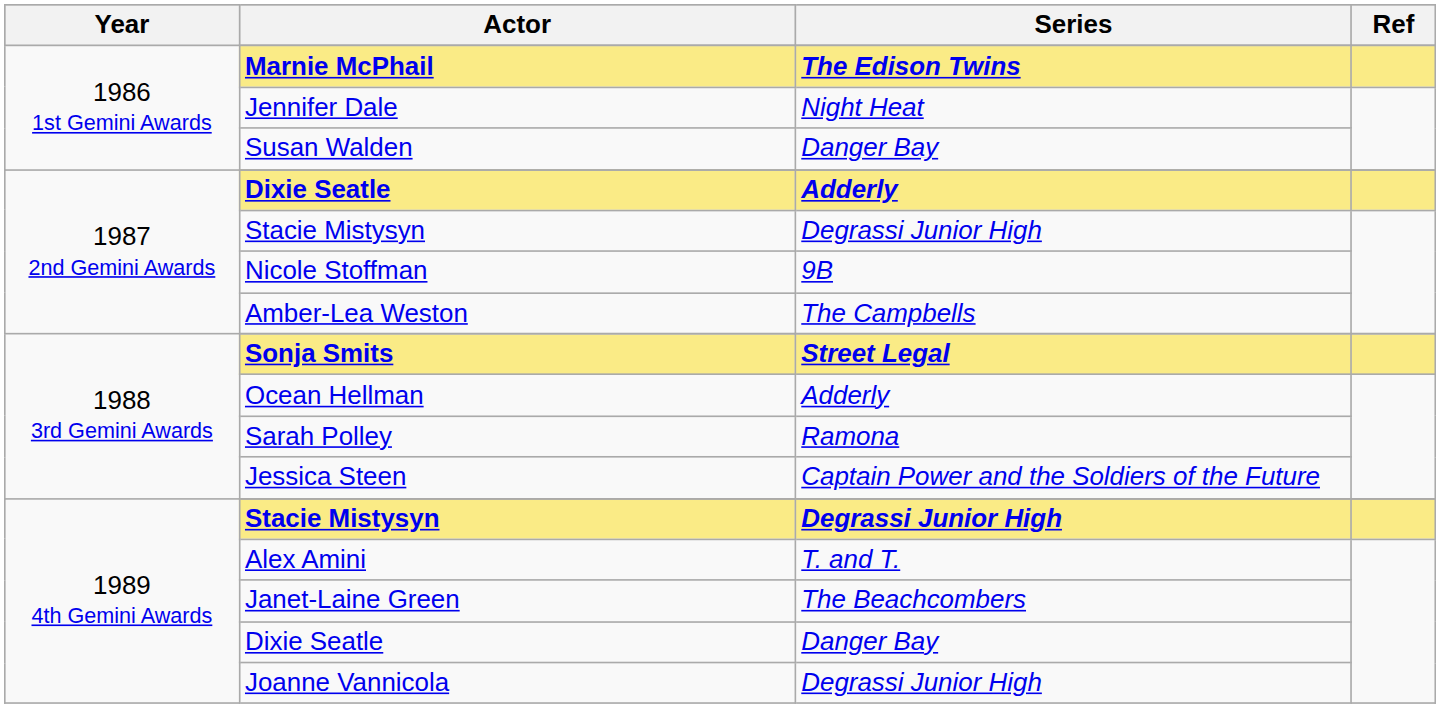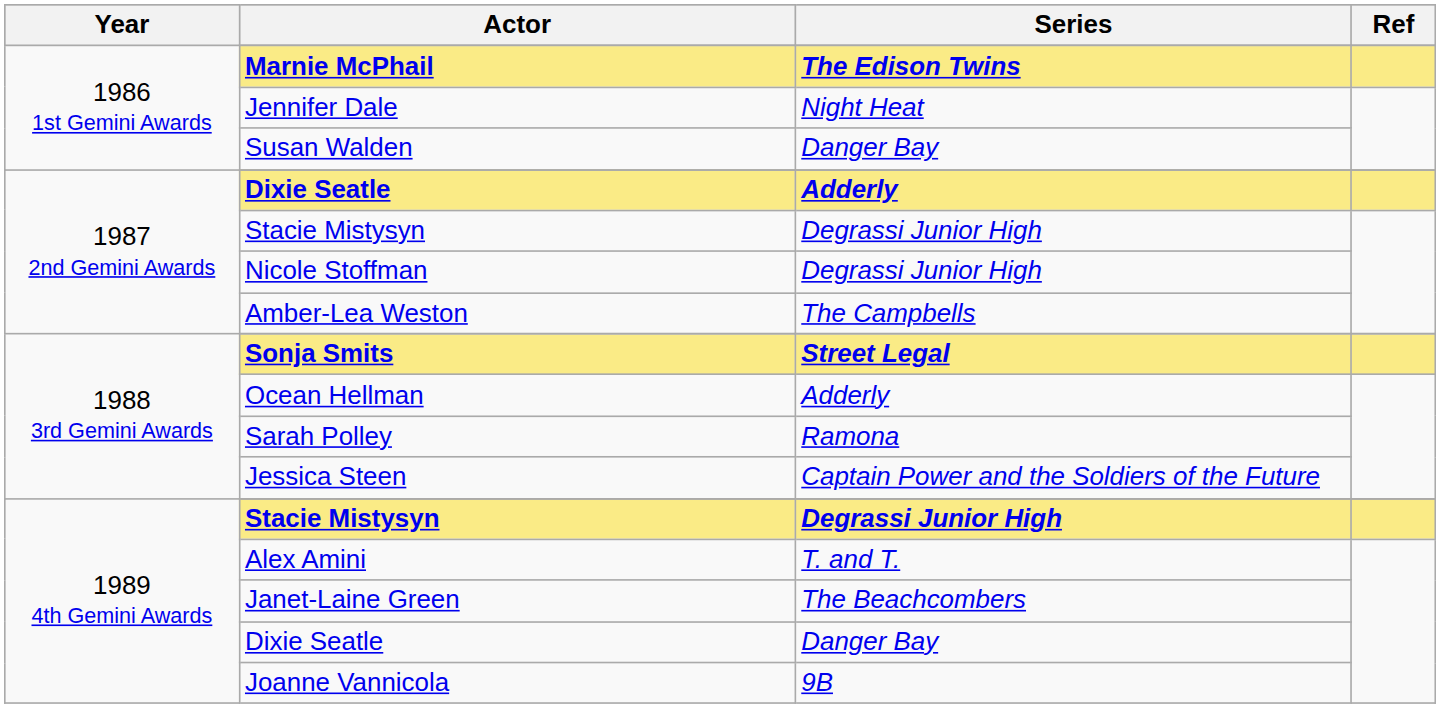(817, 271) 9B -> (922, 271) Degrassi Junior High
(922, 682) Degrassi Junior High -> (817, 682) 9B
